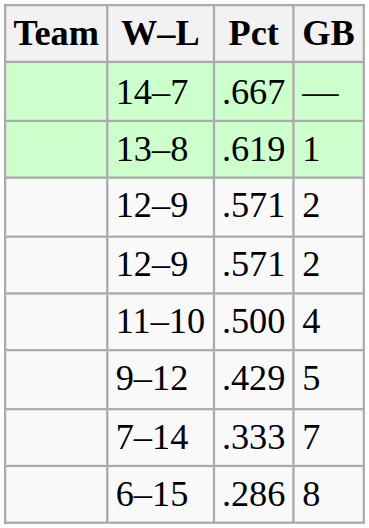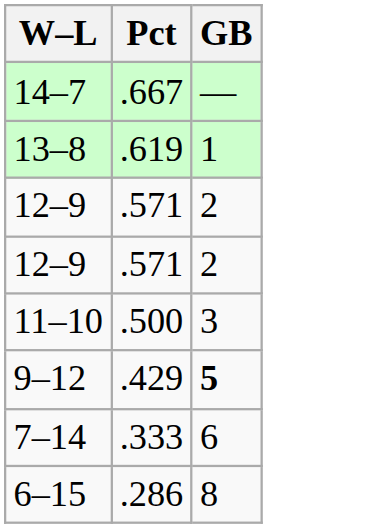- column: (56, 33)
(311, 321) 4 -> (209, 321) 3
(311, 378) normal -> (209, 378) bold
(311, 436) 7 -> (209, 436) 6
